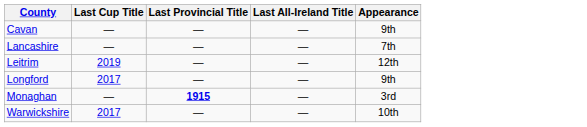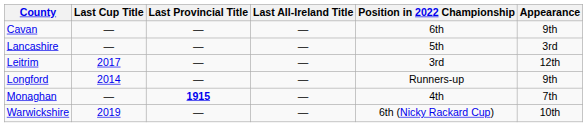+ column: (437, 12)
(388, 46) 7th -> (550, 46) 3rd
(109, 63) 2019 -> (109, 63) 2017
(109, 79) 2017 -> (109, 79) 2014
(388, 96) 3rd -> (550, 96) 7th
(109, 113) 2017 -> (109, 113) 2019
